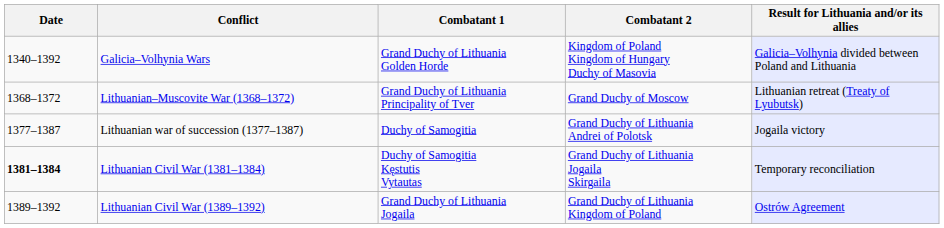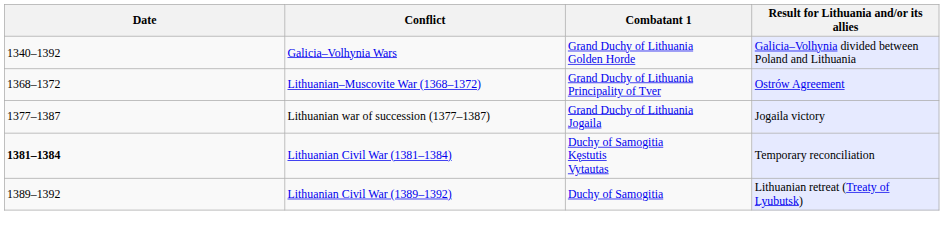- column: (659, 20)
(822, 98) Lithuanian retreat (Treaty of Lyubutsk) -> (800, 84) Ostrów Agreement
(429, 130) Duchy of Samogitia -> (631, 116) Grand Duchy of Lithuania Jogaila
(444, 207) Grand Duchy of Lithuania Jogaila -> (616, 194) Duchy of Samogitia
(800, 207) Ostrów Agreement -> (822, 194) Lithuanian retreat (Treaty of Lyubutsk)
